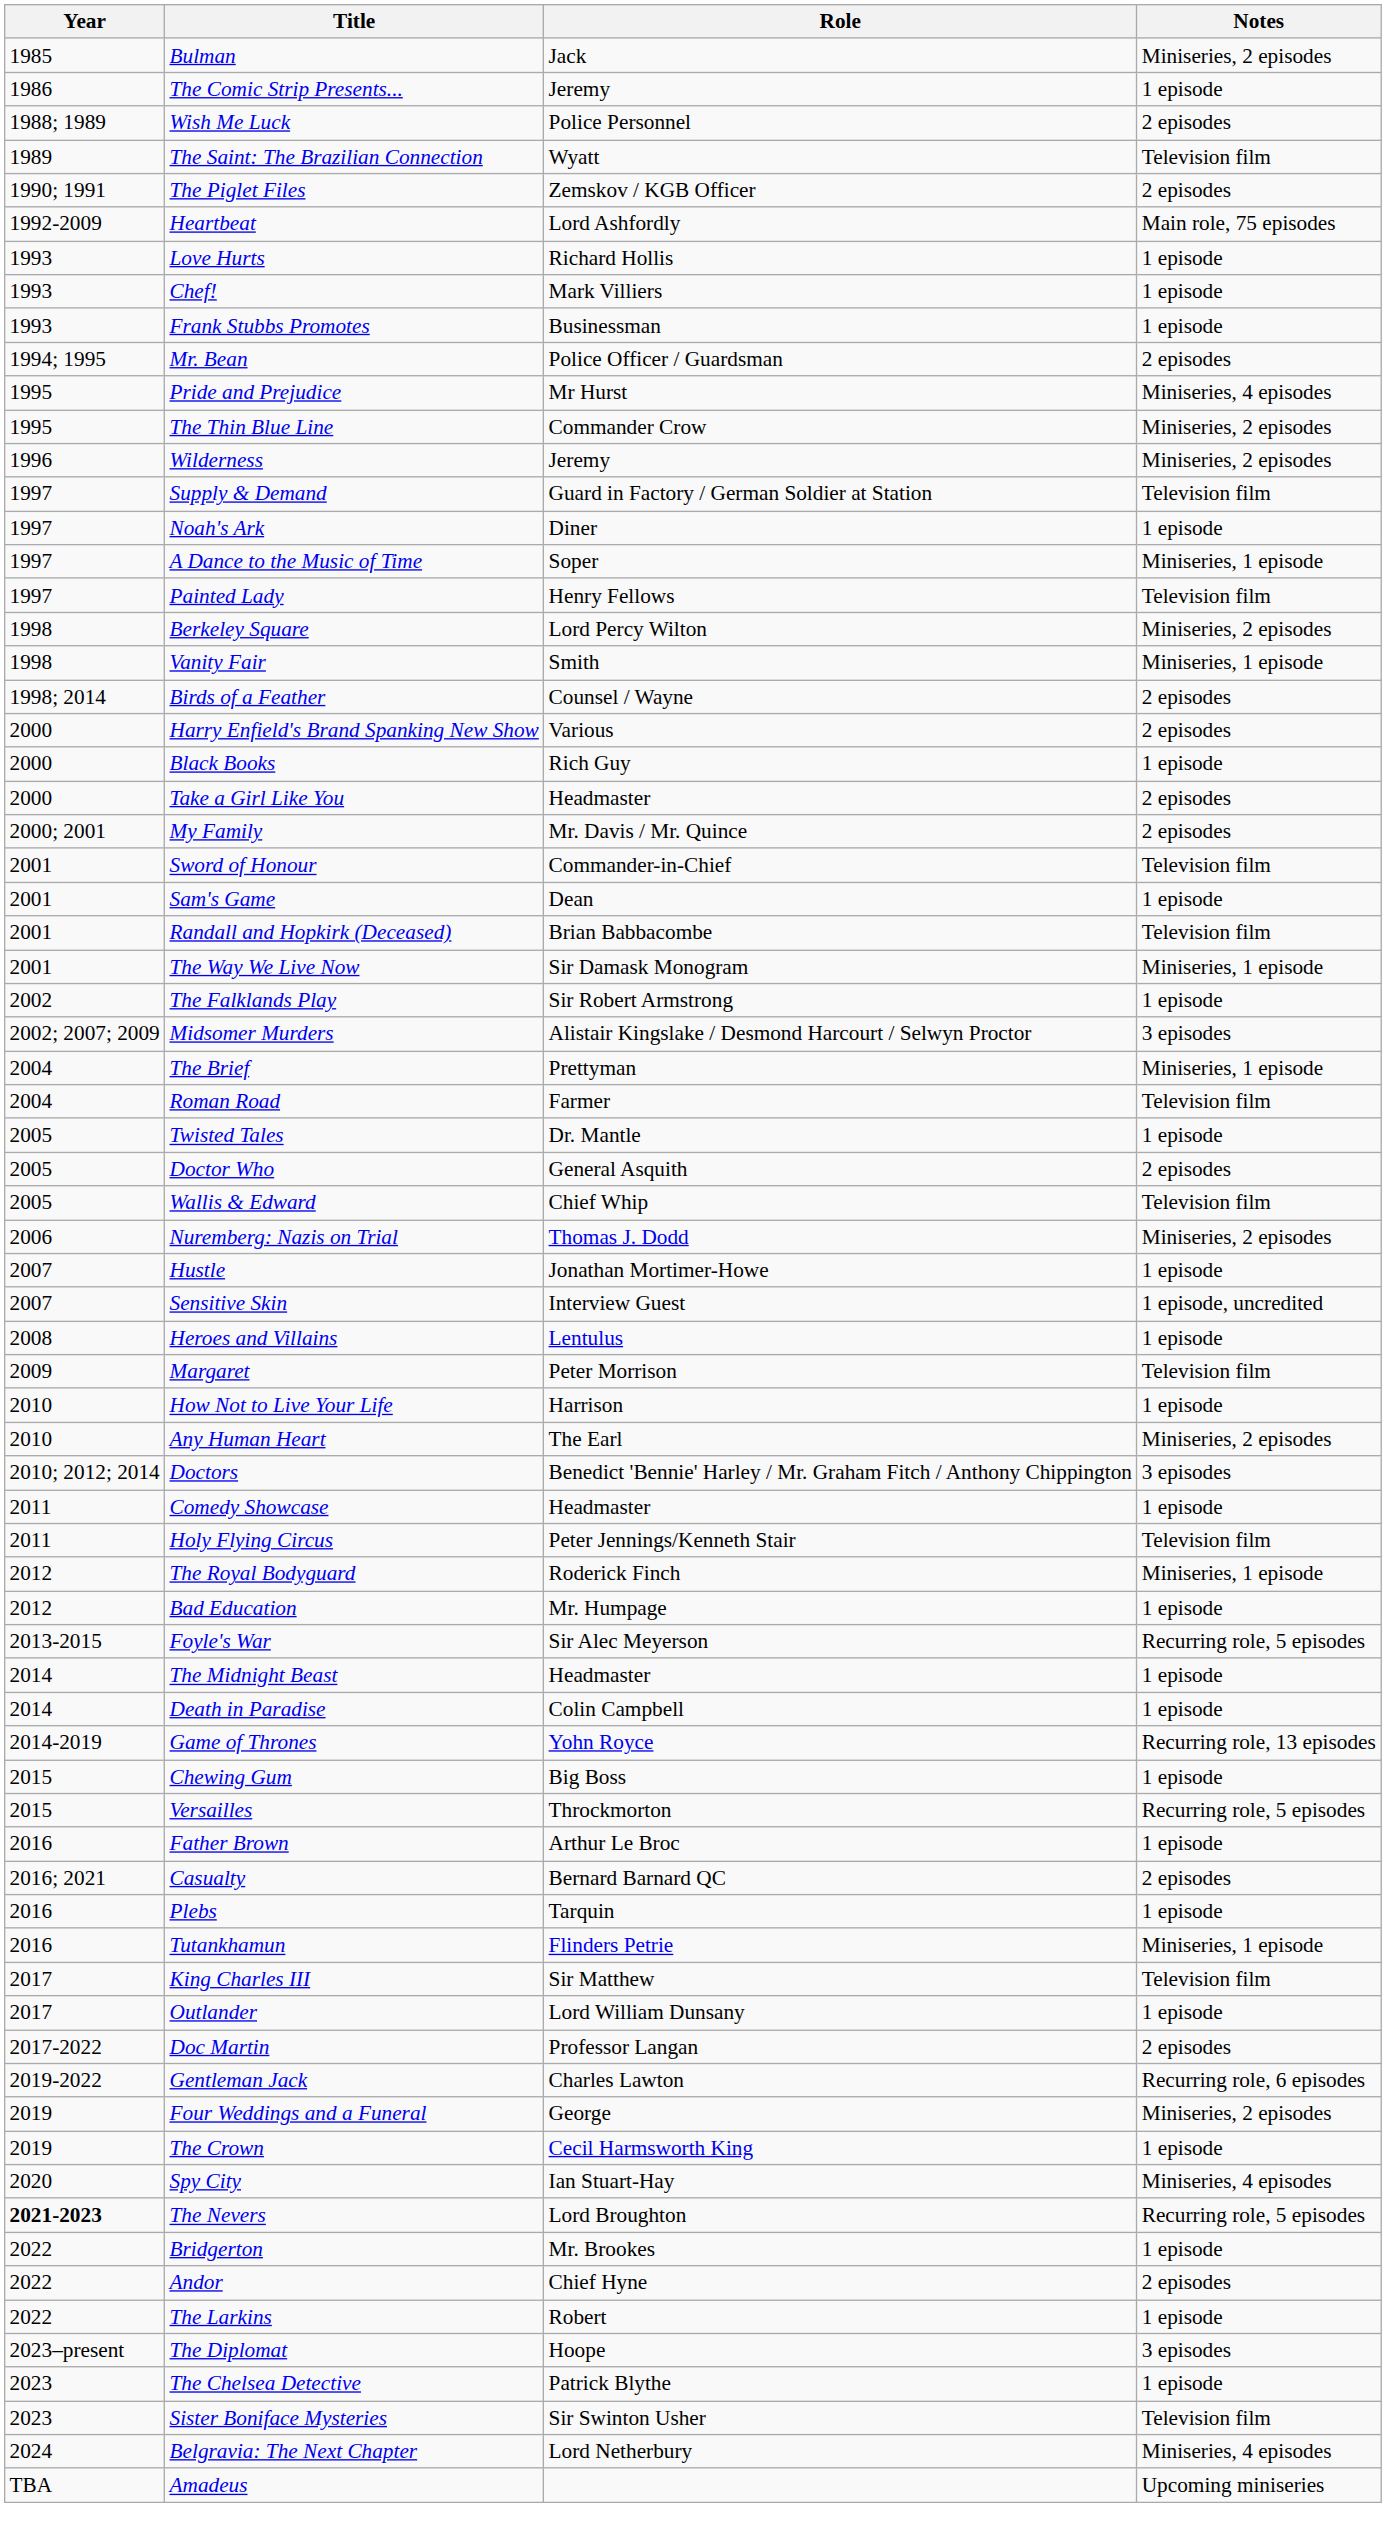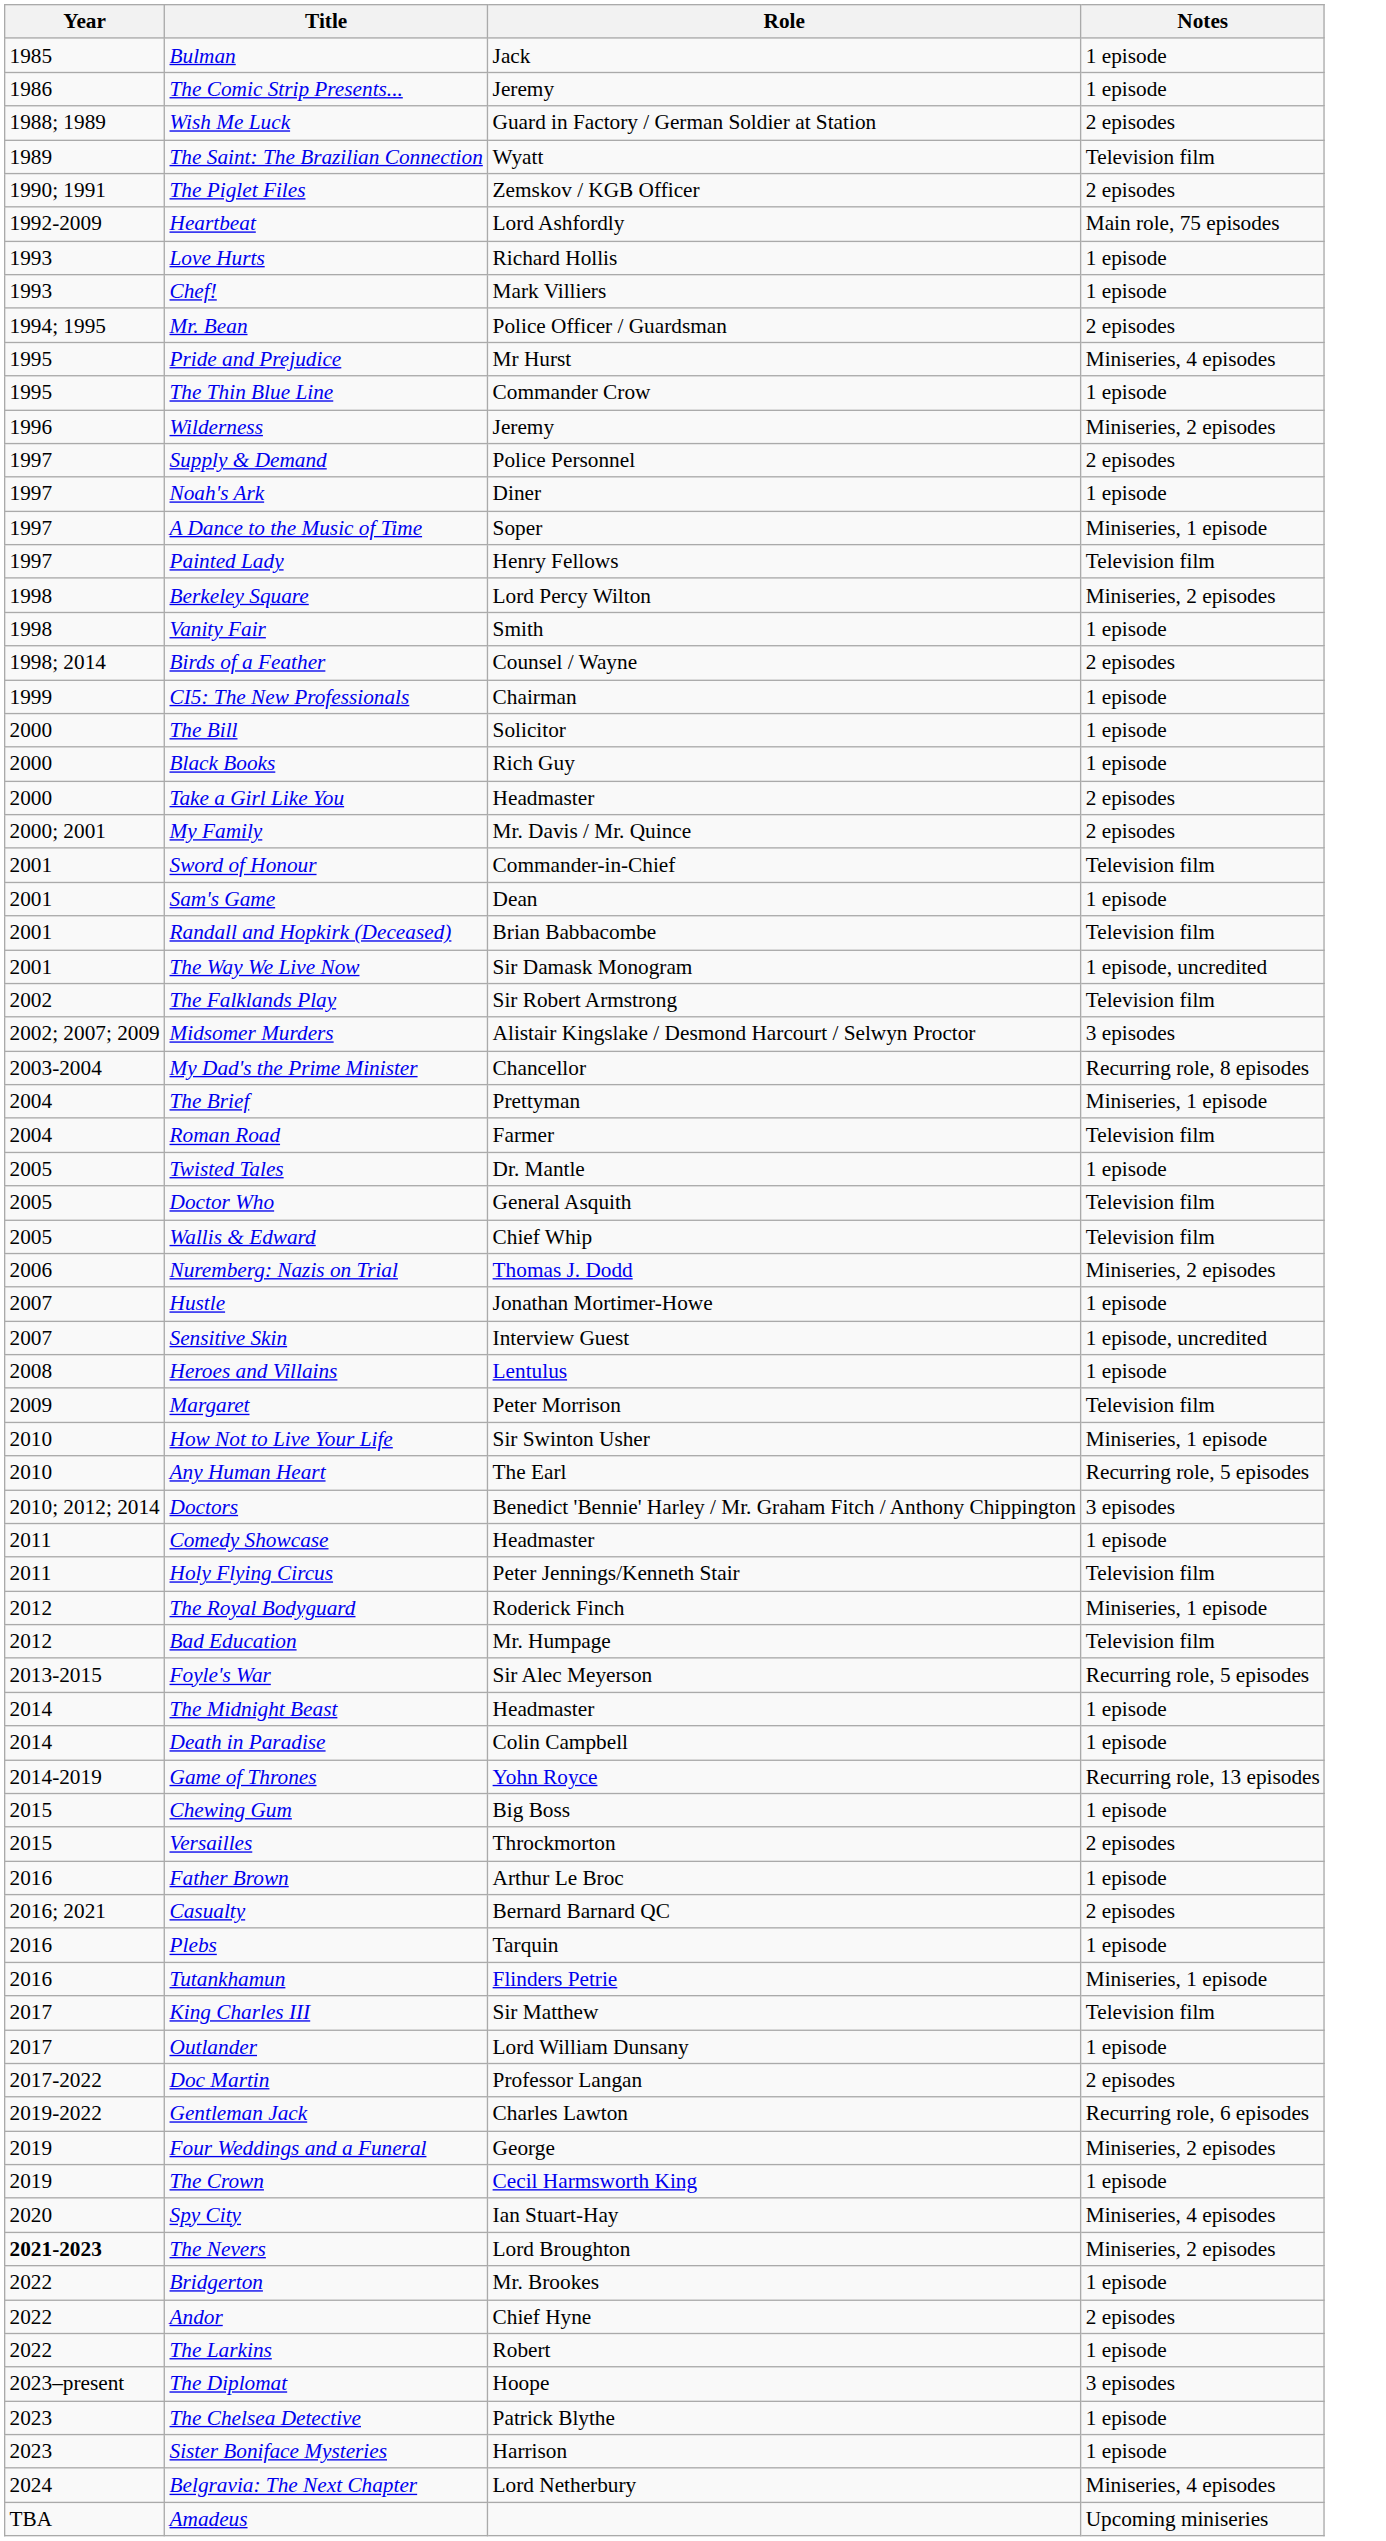(1237, 55) Miniseries, 2 episodes -> (1126, 55) 1 episode
(620, 122) Police Personnel -> (684, 122) Guard in Factory / German Soldier at Station
- row: (270, 325)
(1237, 426) Miniseries, 2 episodes -> (1126, 392) 1 episode
(740, 493) Guard in Factory / German Soldier at Station -> (564, 460) Police Personnel
(1206, 493) Television film -> (1130, 460) 2 episodes
(1232, 662) Miniseries, 1 episode -> (1126, 628) 1 episode
+ row: (289, 696)
+ row: (204, 730)
- row: (354, 730)
(1232, 966) Miniseries, 1 episode -> (1176, 966) 1 episode, uncredited
(1182, 1000) 1 episode -> (1150, 1000) Television film
+ row: (294, 1067)
(1186, 1168) 2 episodes -> (1150, 1202) Television film
(586, 1405) Harrison -> (571, 1438) Sir Swinton Usher
(1182, 1405) 1 episode -> (1176, 1438) Miniseries, 1 episode
(1237, 1438) Miniseries, 2 episodes -> (1197, 1472) Recurring role, 5 episodes
(1182, 1607) 1 episode -> (1150, 1641) Television film
(1253, 1810) Recurring role, 5 episodes -> (1130, 1843) 2 episodes
(1253, 2215) Recurring role, 5 episodes -> (1181, 2248) Miniseries, 2 episodes
(627, 2417) Sir Swinton Usher -> (530, 2451) Harrison
(1206, 2417) Television film -> (1126, 2451) 1 episode
